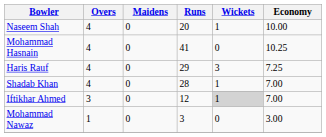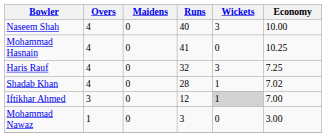(184, 27) 20 -> (184, 27) 40
(217, 27) 1 -> (217, 27) 3
(184, 68) 29 -> (184, 68) 32
(274, 83) 7.00 -> (274, 83) 7.02
